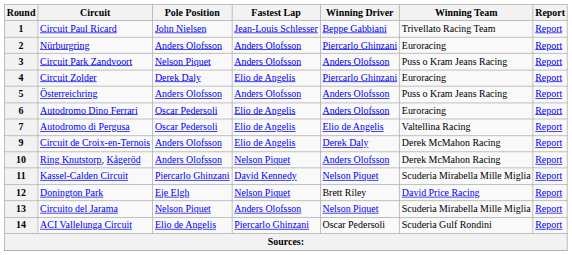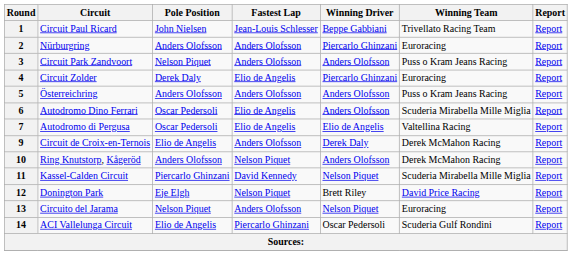(424, 110) Euroracing -> (466, 110) Scuderia Mirabella Mille Miglia
(188, 143) Anders Olofsson -> (185, 143) Elio de Angelis
(265, 143) Elio de Angelis -> (268, 143) Anders Olofsson
(466, 208) Scuderia Mirabella Mille Miglia -> (424, 208) Euroracing
